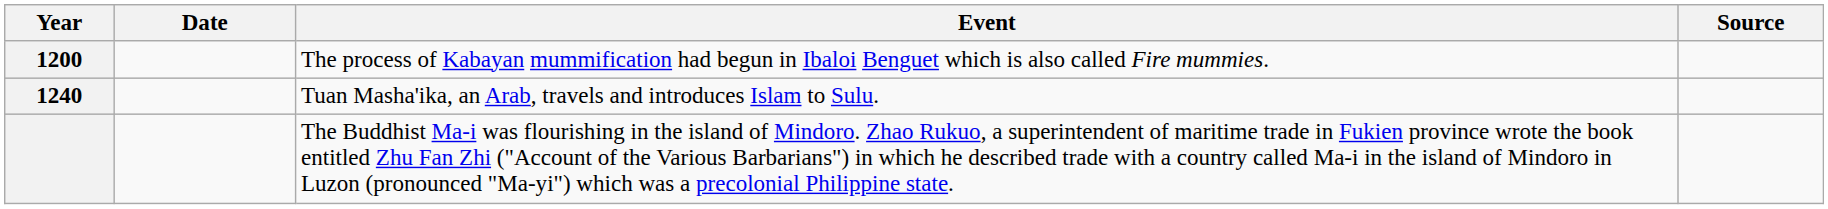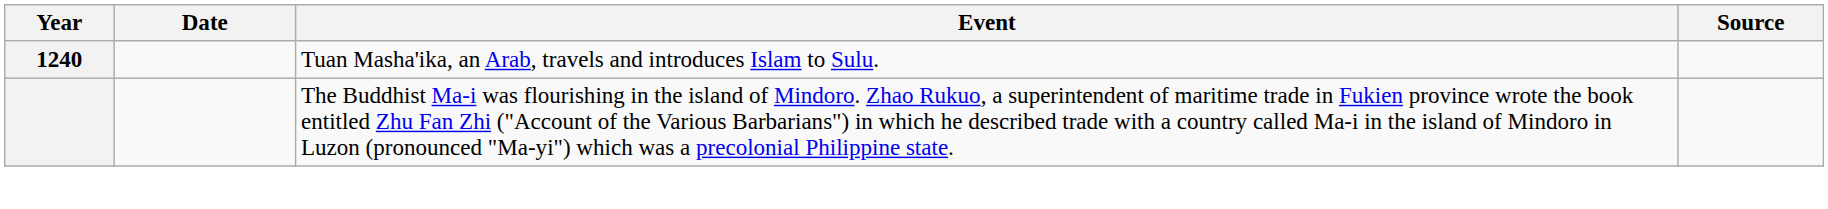- row: (59, 59)
